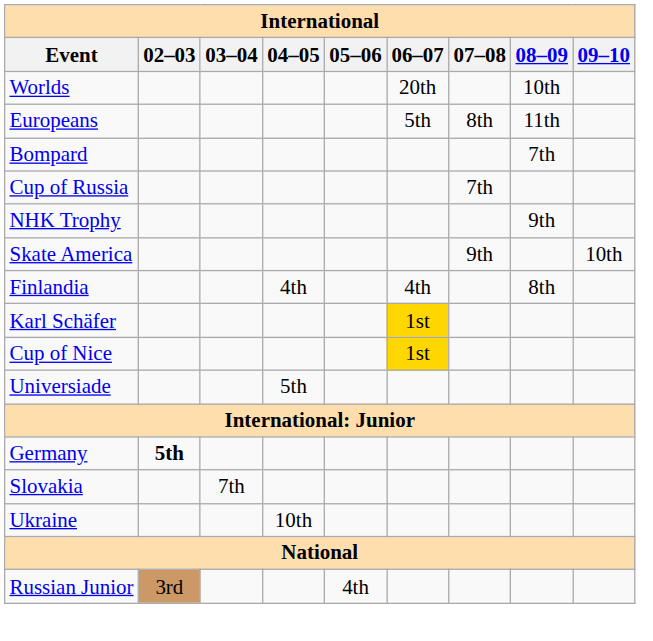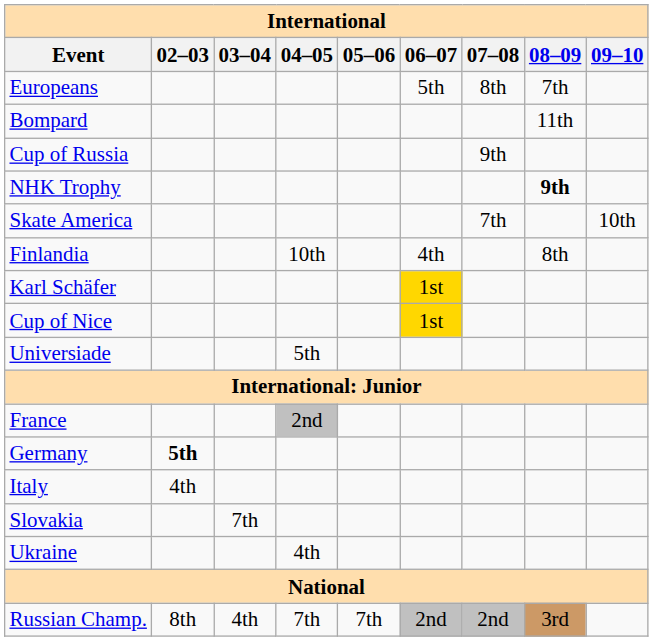- row: (40, 87)
(542, 120) 11th -> (555, 87) 7th
(542, 154) 7th -> (555, 120) 11th
(480, 187) 7th -> (493, 154) 9th
(542, 220) normal -> (555, 187) bold
(480, 253) 9th -> (493, 220) 7th
(293, 287) 4th -> (307, 253) 10th
+ row: (38, 420)
+ row: (29, 486)
(293, 519) 10th -> (307, 552) 4th
+ row: (78, 619)
- row: (71, 586)
